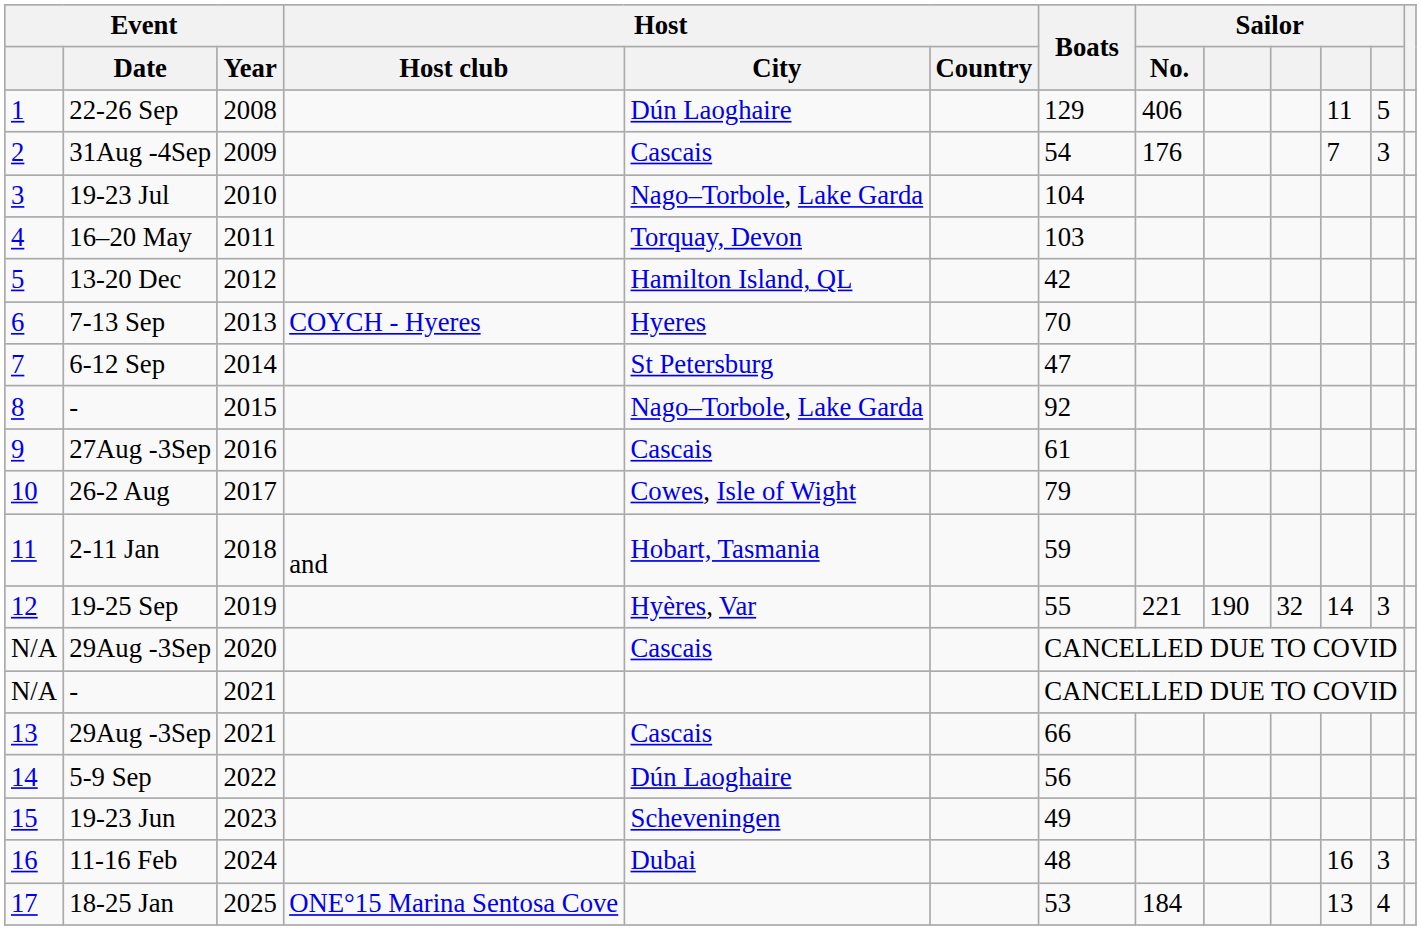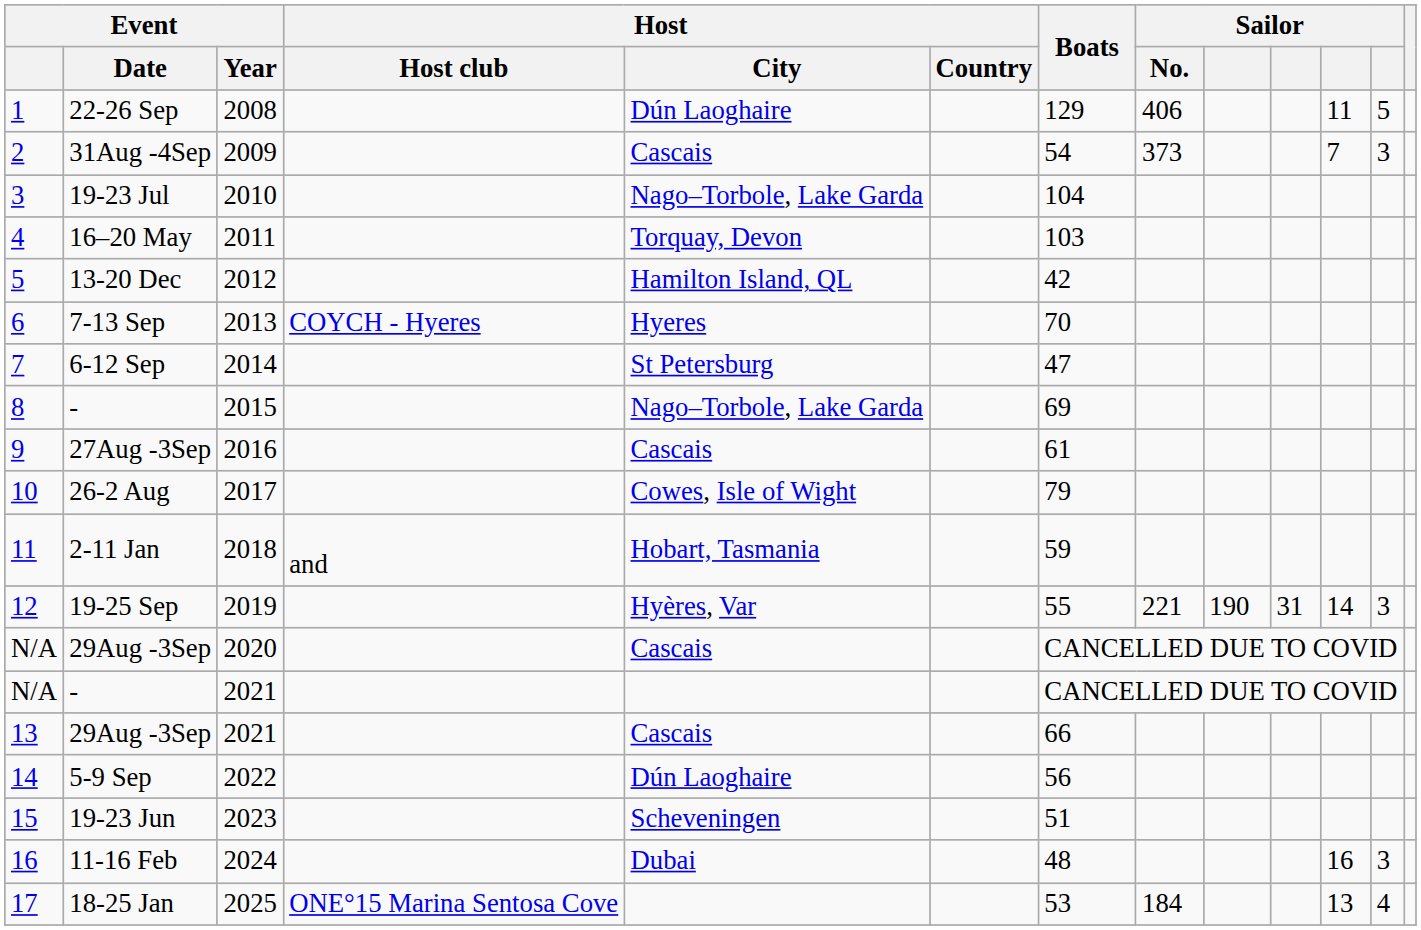(1162, 152) 176 -> (1162, 152) 373
(1058, 407) 92 -> (1058, 407) 69
(1290, 606) 32 -> (1290, 606) 31
(1058, 818) 49 -> (1058, 818) 51
